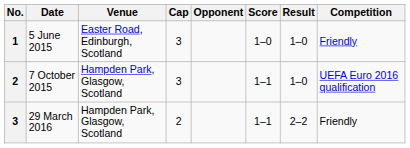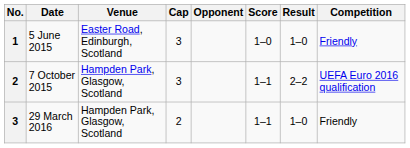(299, 82) 1–0 -> (299, 82) 2–2
(299, 122) 2–2 -> (299, 122) 1–0
